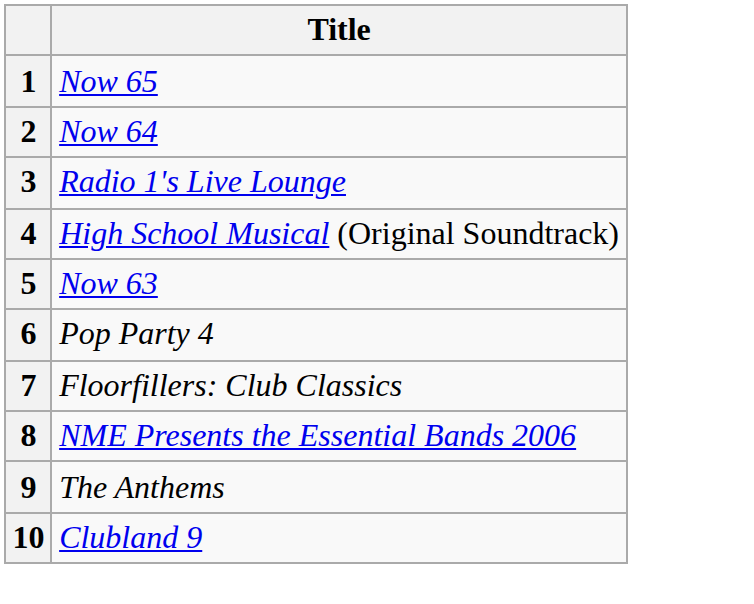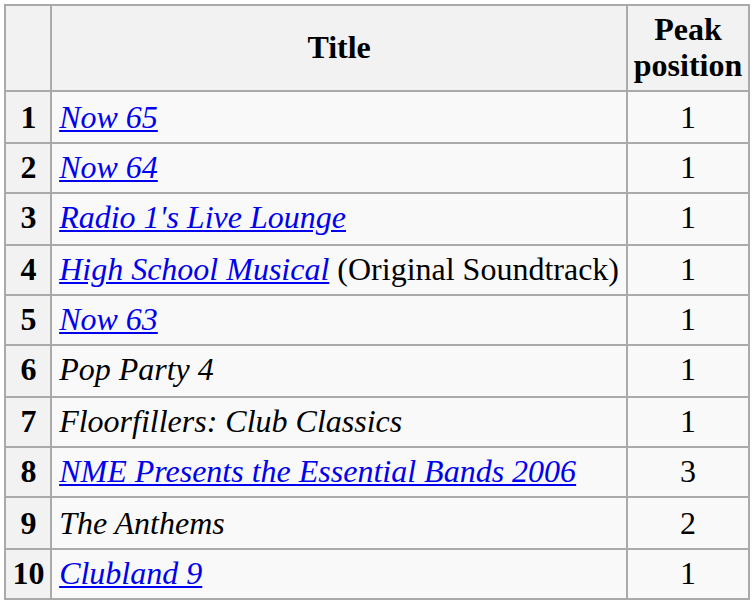+ column: (688, 47)
